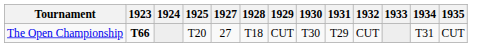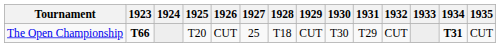+ column: (225, 14)
(225, 33) 27 -> (254, 33) 25
(425, 33) normal -> (453, 33) bold
